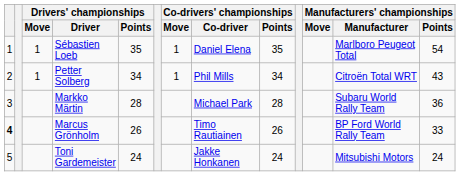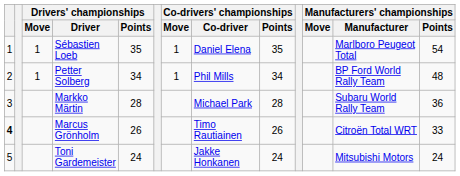(376, 76) Citroën Total WRT -> (368, 76) BP Ford World Rally Team
(438, 76) 43 -> (438, 76) 48
(368, 130) BP Ford World Rally Team -> (376, 130) Citroën Total WRT
